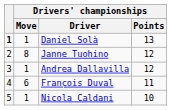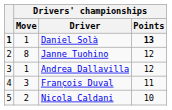(149, 40) normal -> (149, 40) bold
(26, 83) 6 -> (26, 83) 3
(26, 98) 1 -> (26, 98) 2
